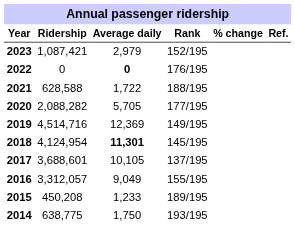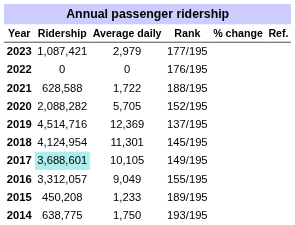(187, 51) 152/195 -> (187, 51) 177/195
(127, 69) bold -> (127, 69) normal
(187, 106) 177/195 -> (187, 106) 152/195
(187, 124) 149/195 -> (187, 124) 137/195
(127, 142) bold -> (127, 142) normal
(62, 160) no background -> (62, 160) paleturquoise background
(187, 160) 137/195 -> (187, 160) 149/195
